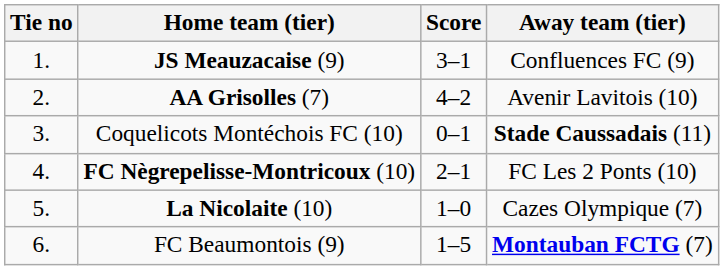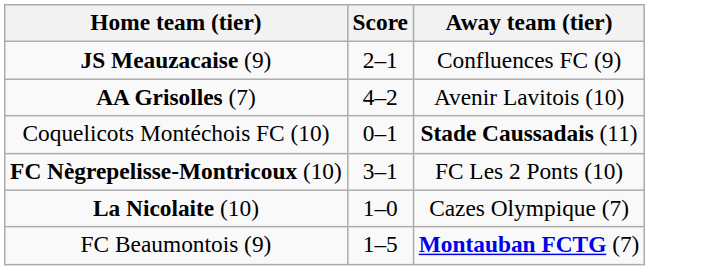- column: (41, 23)
(454, 60) 3–1 -> (380, 60) 2–1
(454, 171) 2–1 -> (380, 171) 3–1
